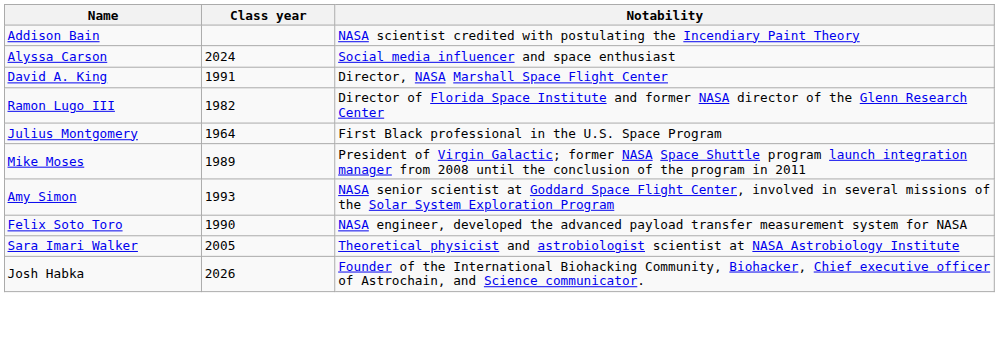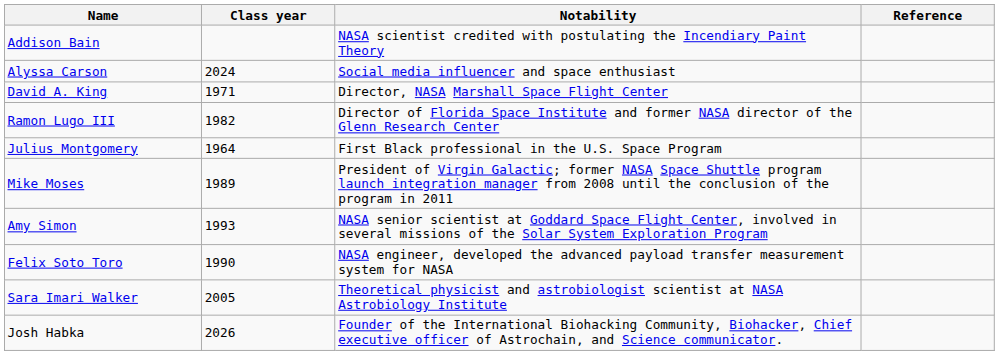+ column: (928, 15)
(220, 77) 1991 -> (220, 92) 1971
